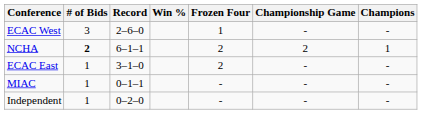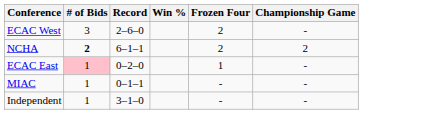- column: (388, 13)
(221, 30) 1 -> (221, 30) 2
(87, 65) no background -> (87, 65) pink background
(130, 65) 3–1–0 -> (130, 65) 0–2–0
(221, 65) 2 -> (221, 65) 1
(130, 100) 0–2–0 -> (130, 100) 3–1–0
